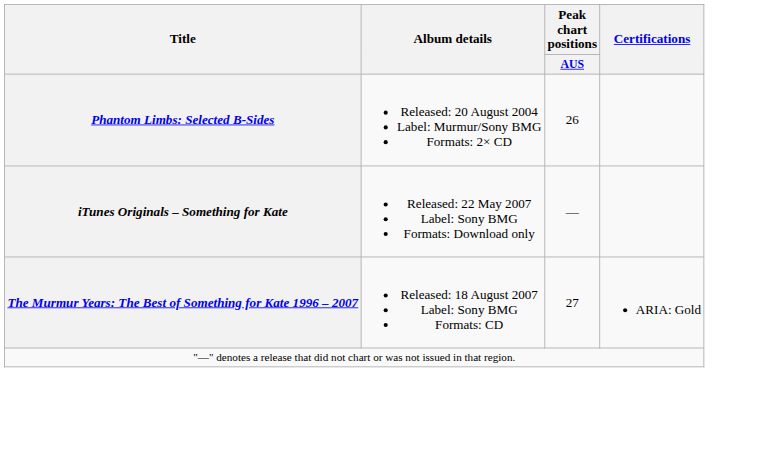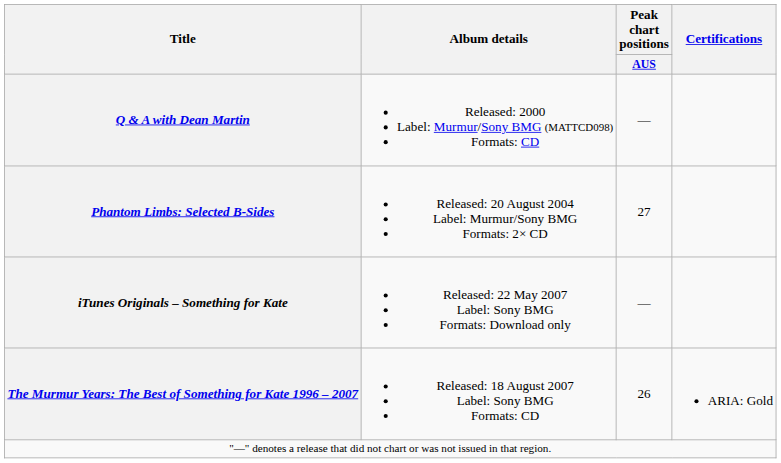+ row: (183, 119)
(572, 119) 26 -> (644, 211) 27
(572, 302) 27 -> (644, 393) 26
